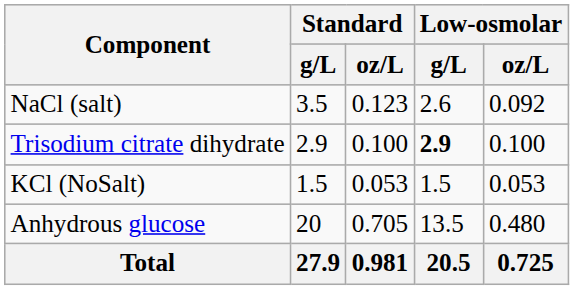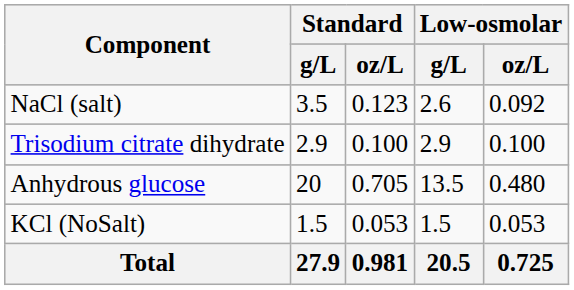(435, 143) bold -> (435, 143) normal
rows swapped: (78, 183) <-> (108, 223)
